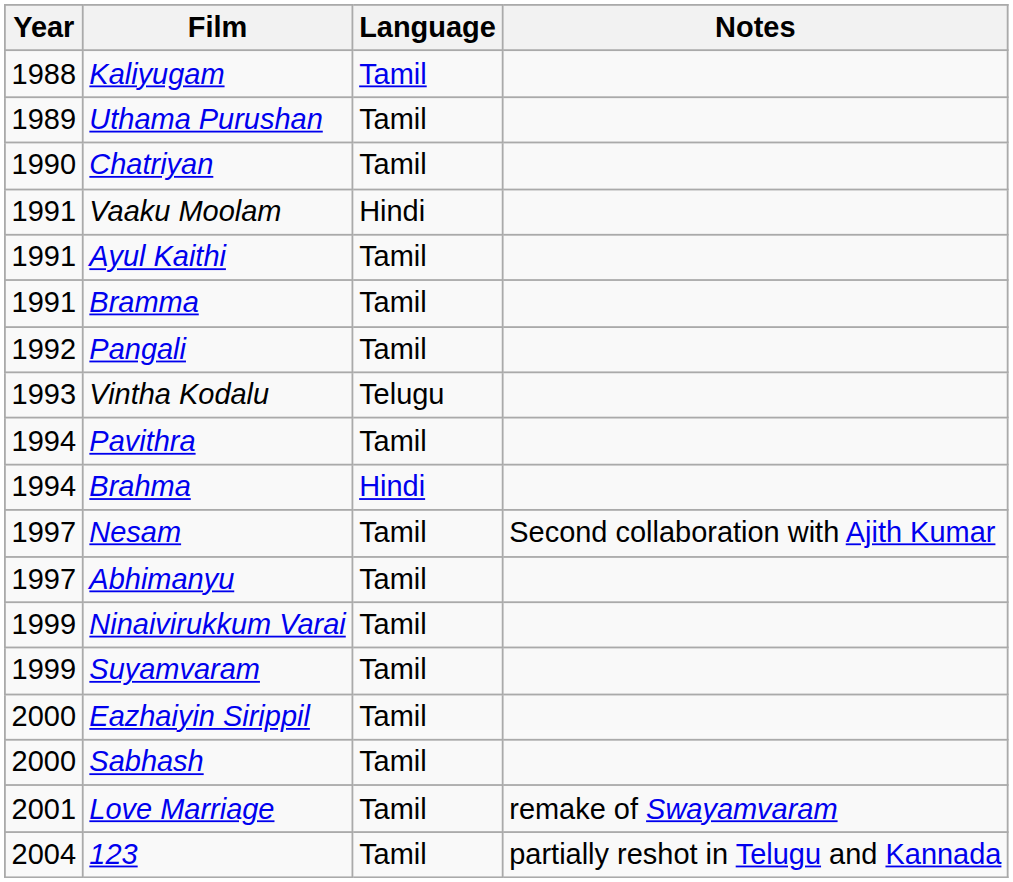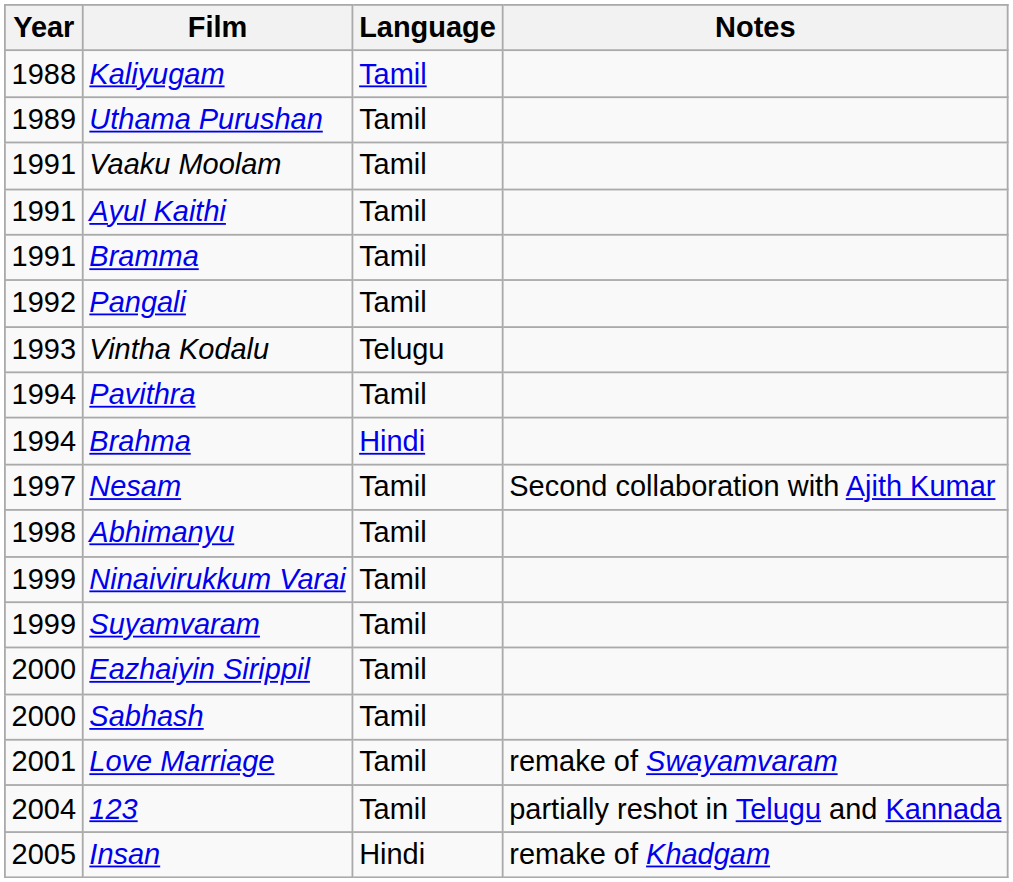- row: (151, 165)
(392, 211) Hindi -> (393, 165) Tamil
(44, 578) 1997 -> (44, 532) 1998
+ row: (125, 854)
